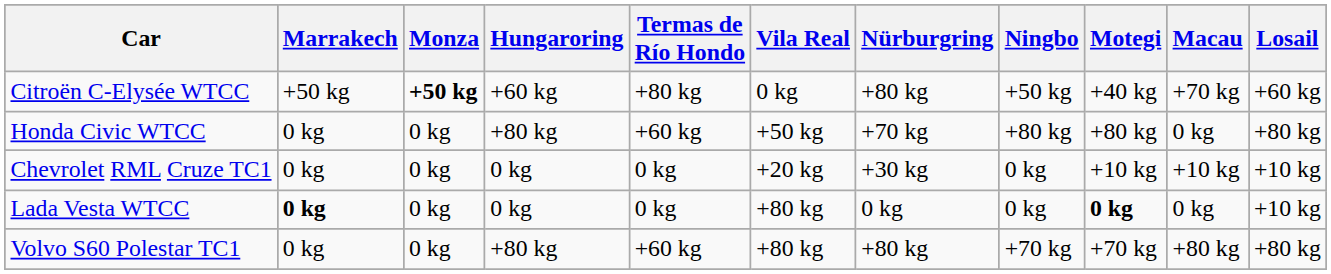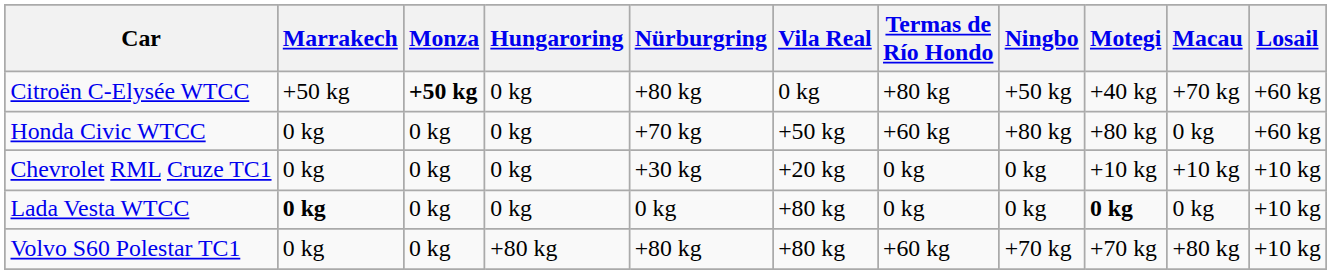columns swapped: (927, 37) <-> (690, 37)
(524, 90) +60 kg -> (511, 90) 0 kg
(524, 130) +80 kg -> (511, 130) 0 kg
(1287, 130) +80 kg -> (1287, 130) +60 kg
(1287, 248) +80 kg -> (1287, 248) +10 kg
